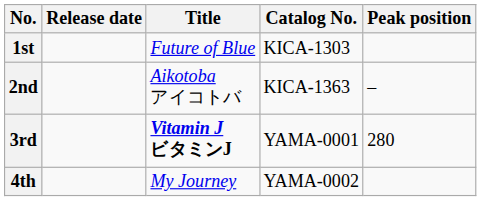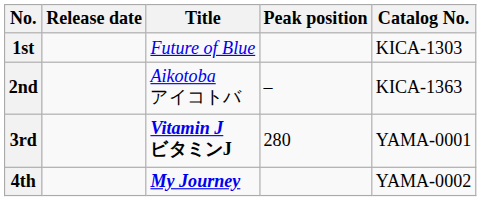columns swapped: (311, 18) <-> (419, 18)
(193, 180) normal -> (195, 180) bold
